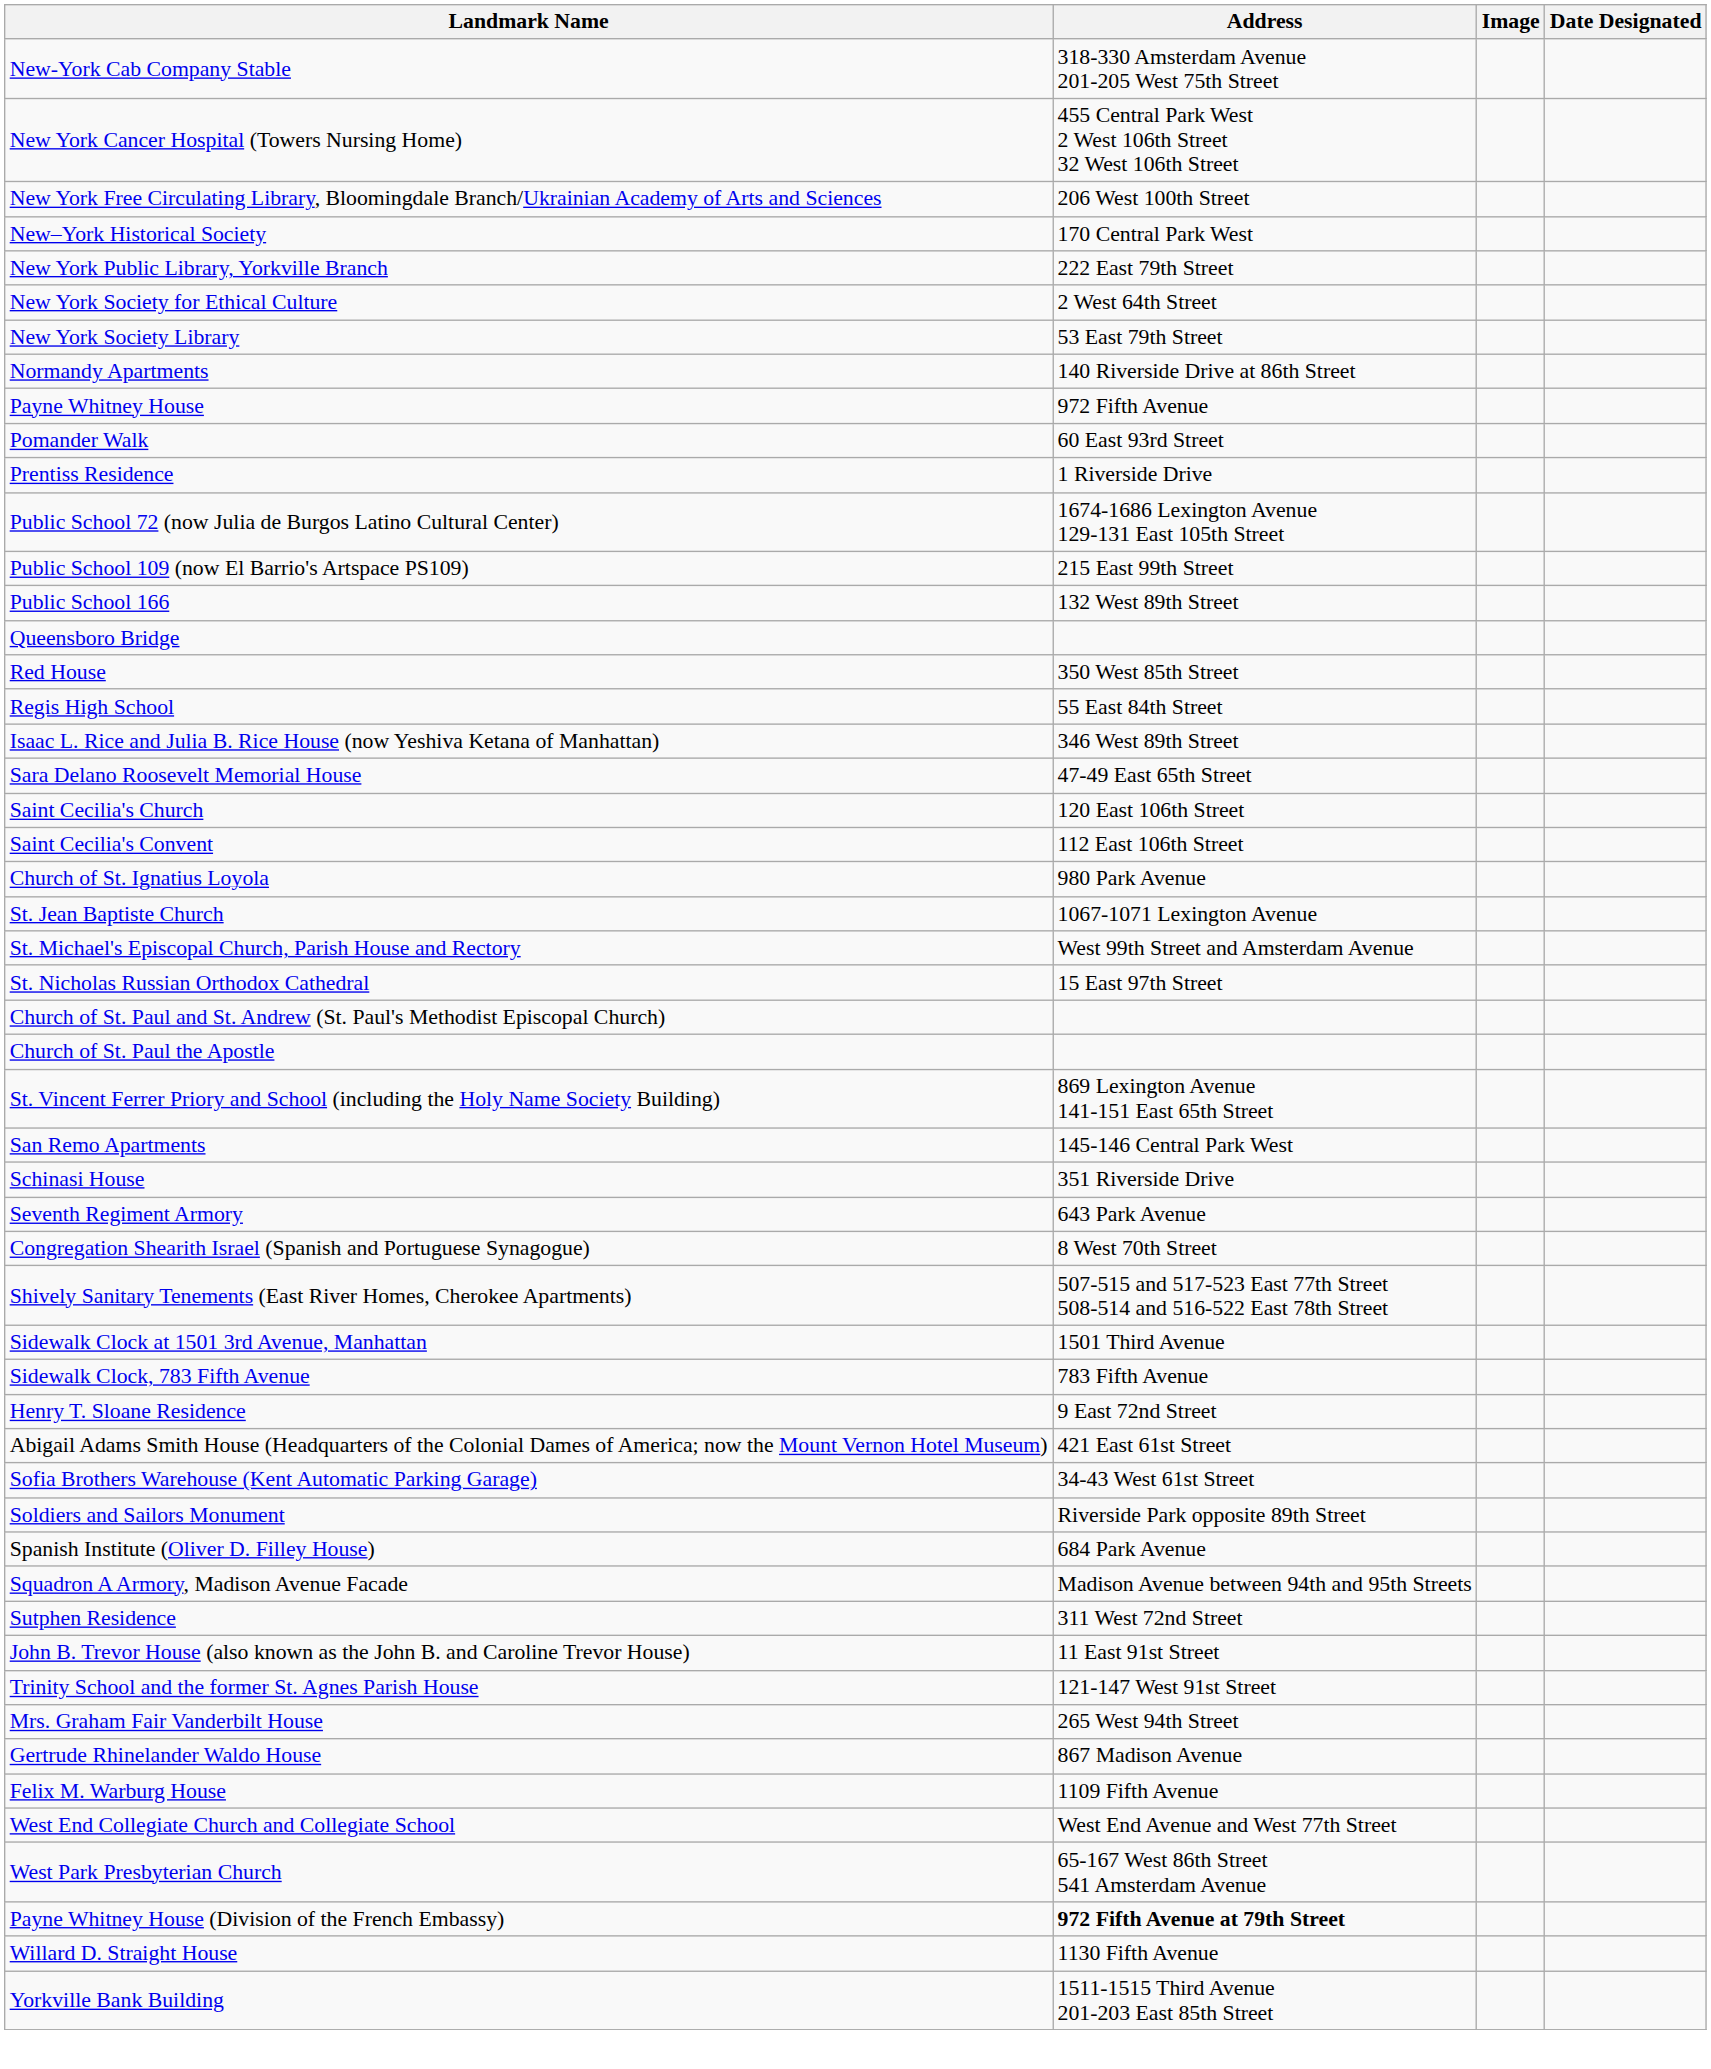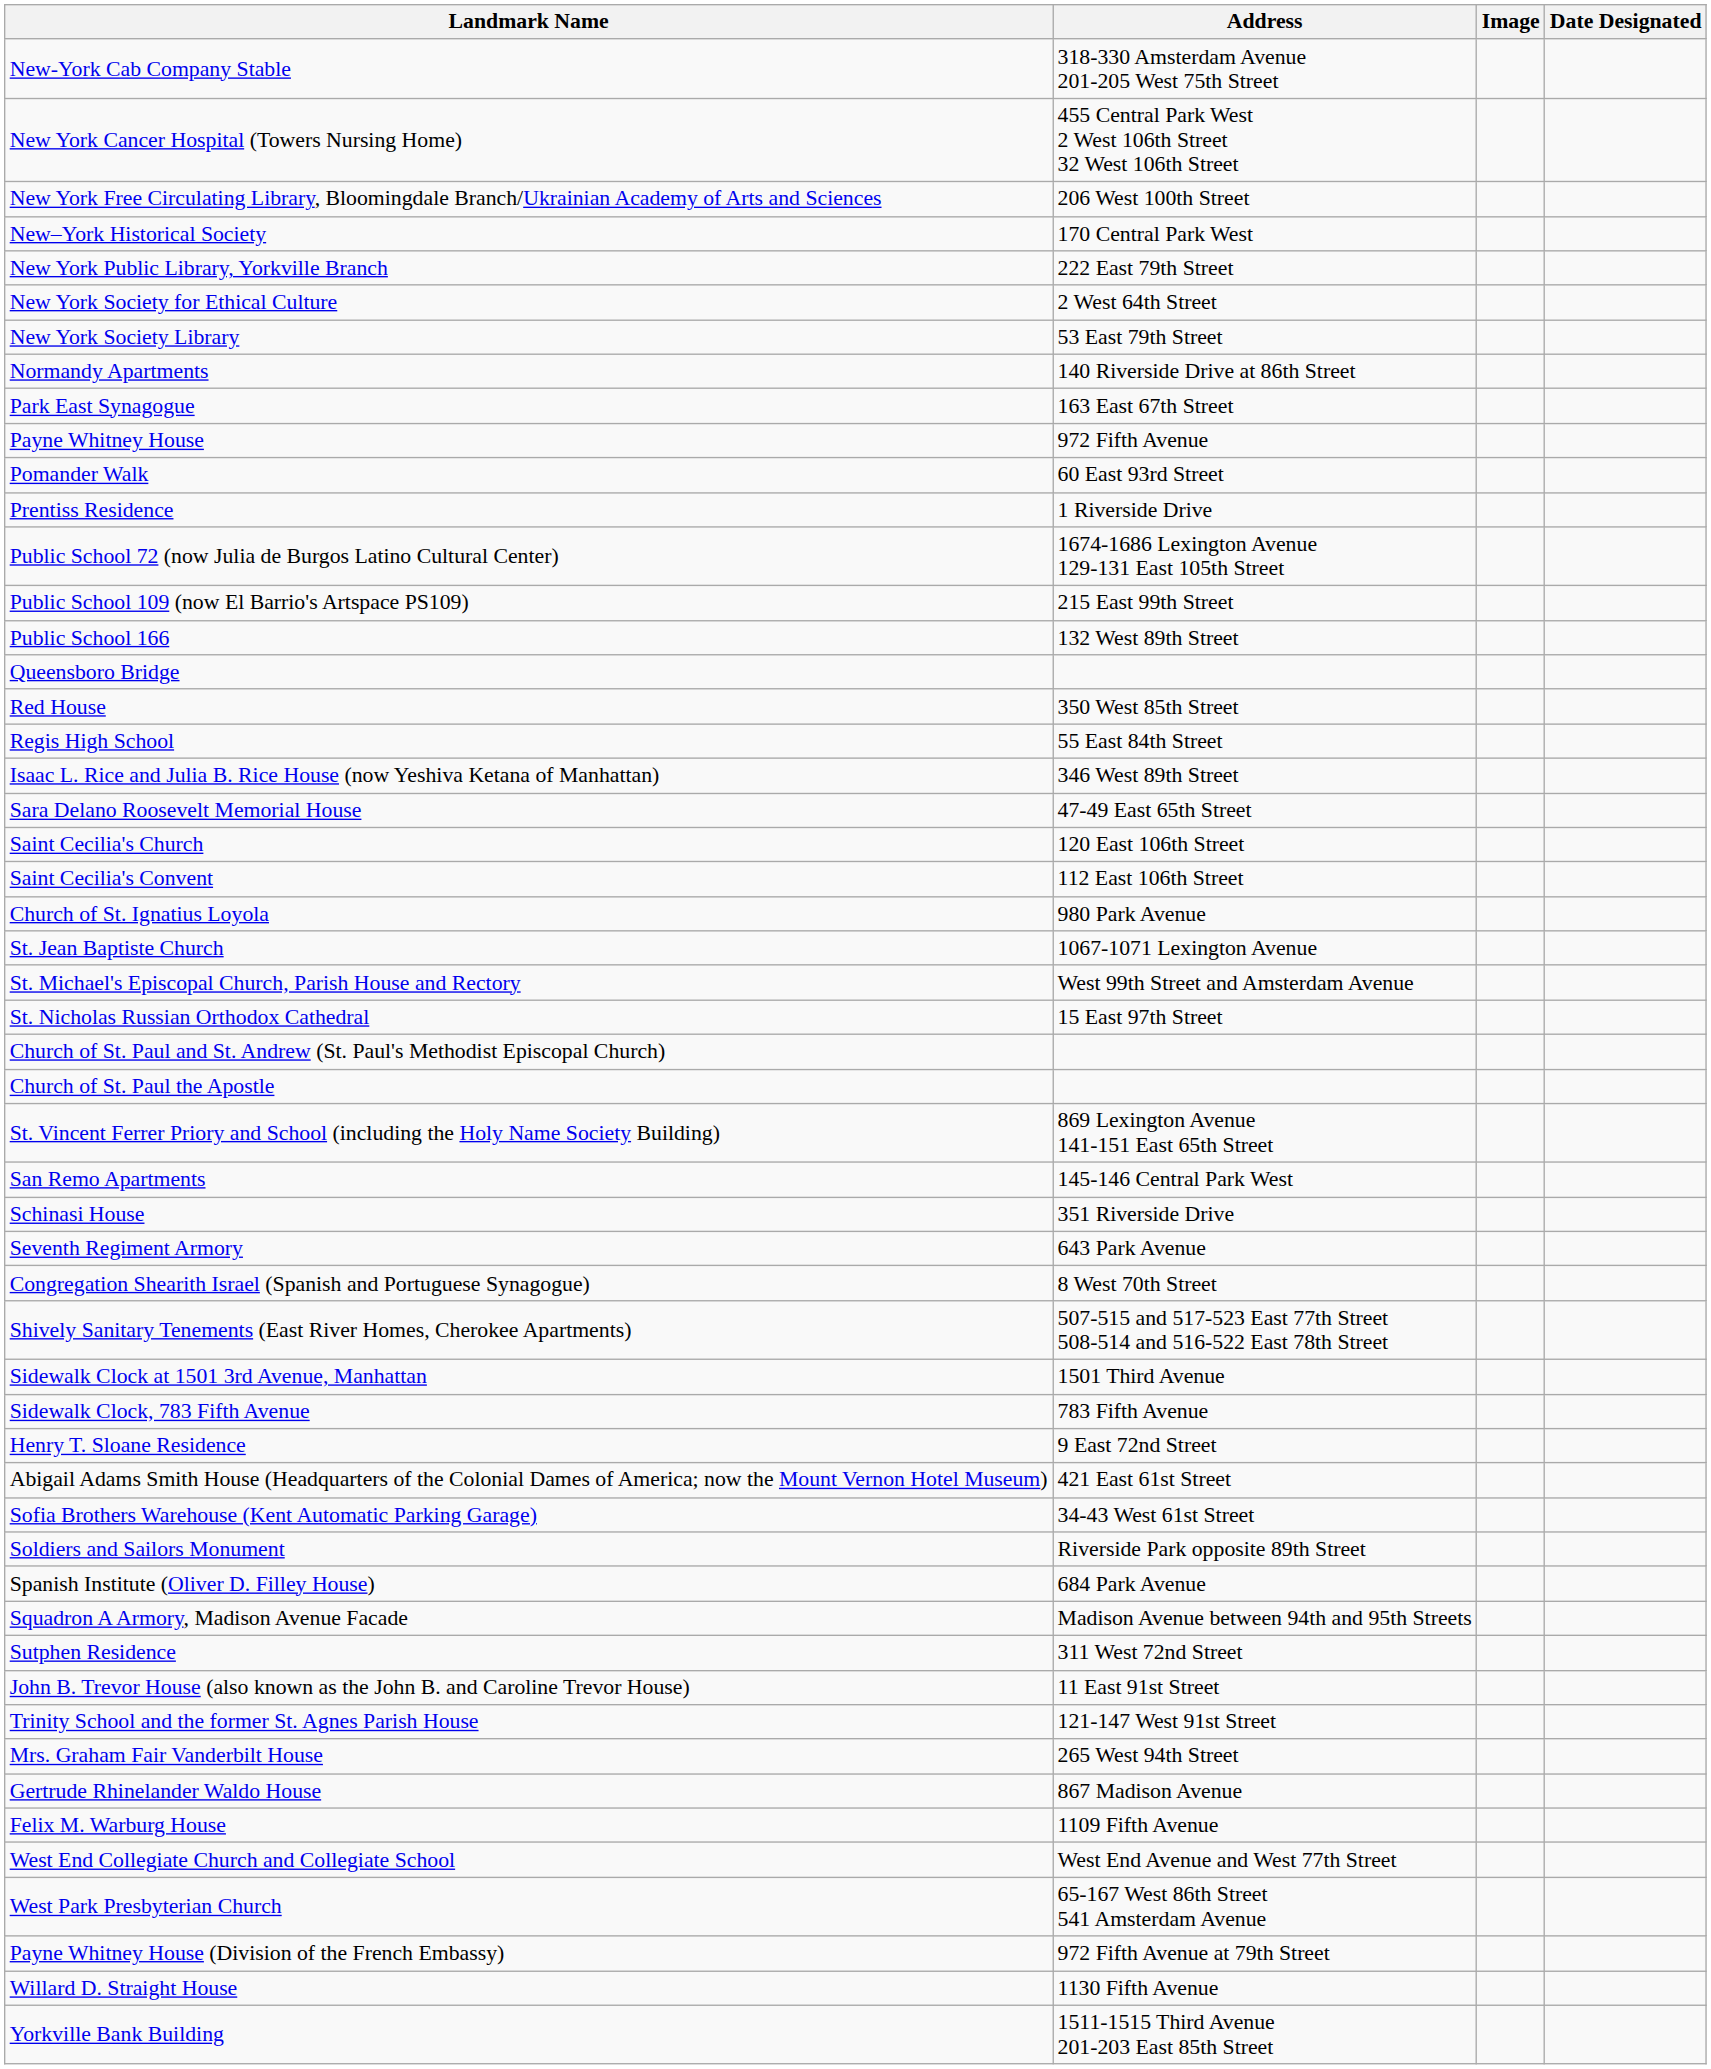+ row: (102, 405)
(1201, 1918) bold -> (1194, 1953) normal
